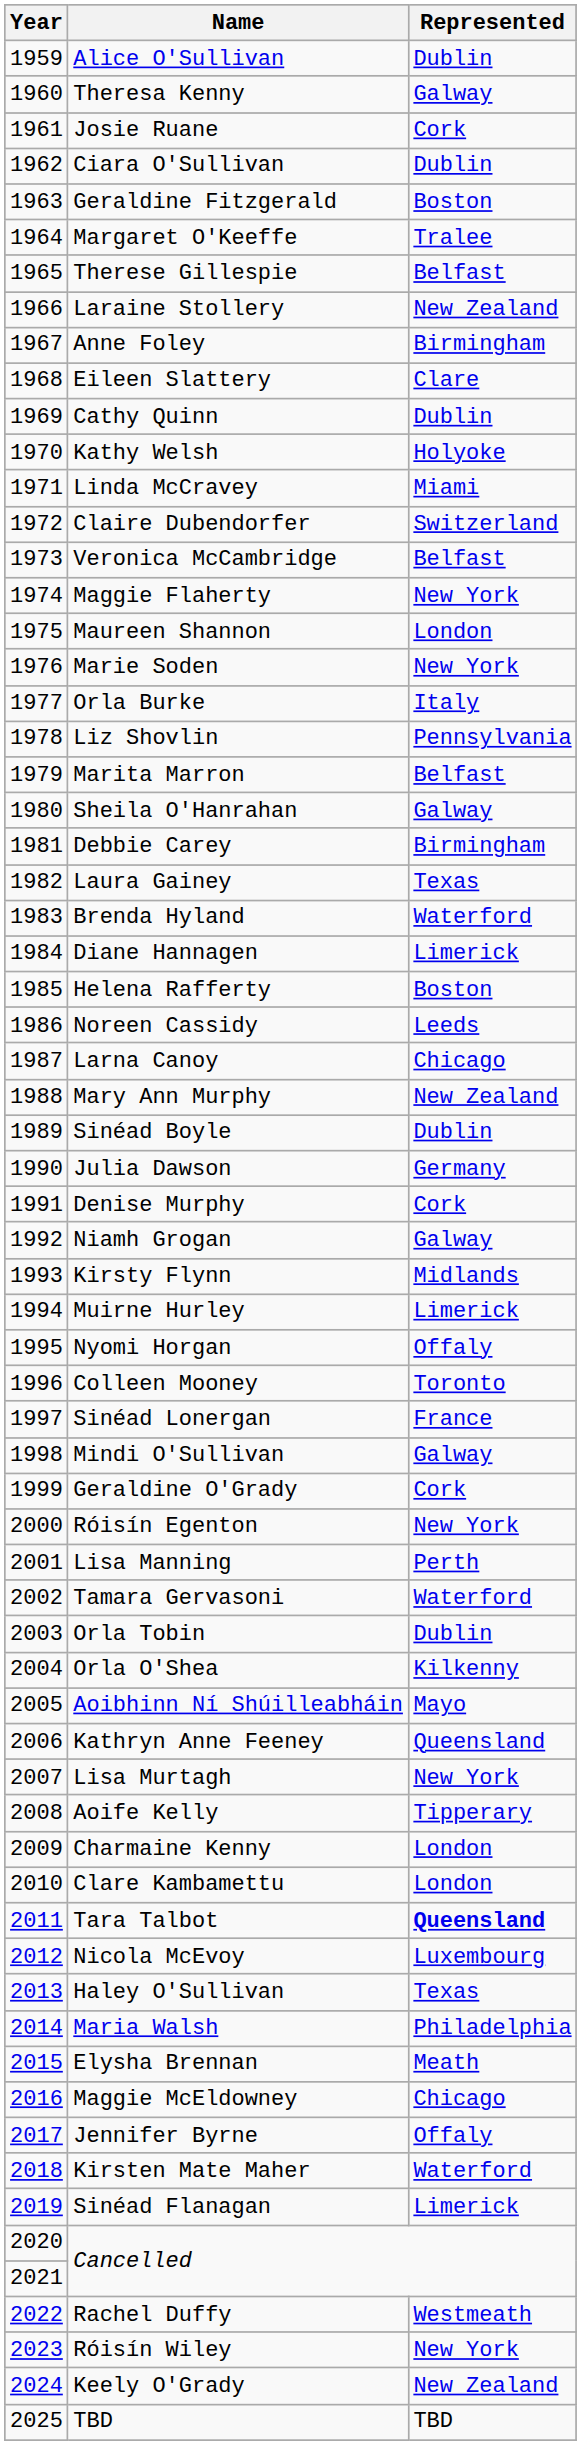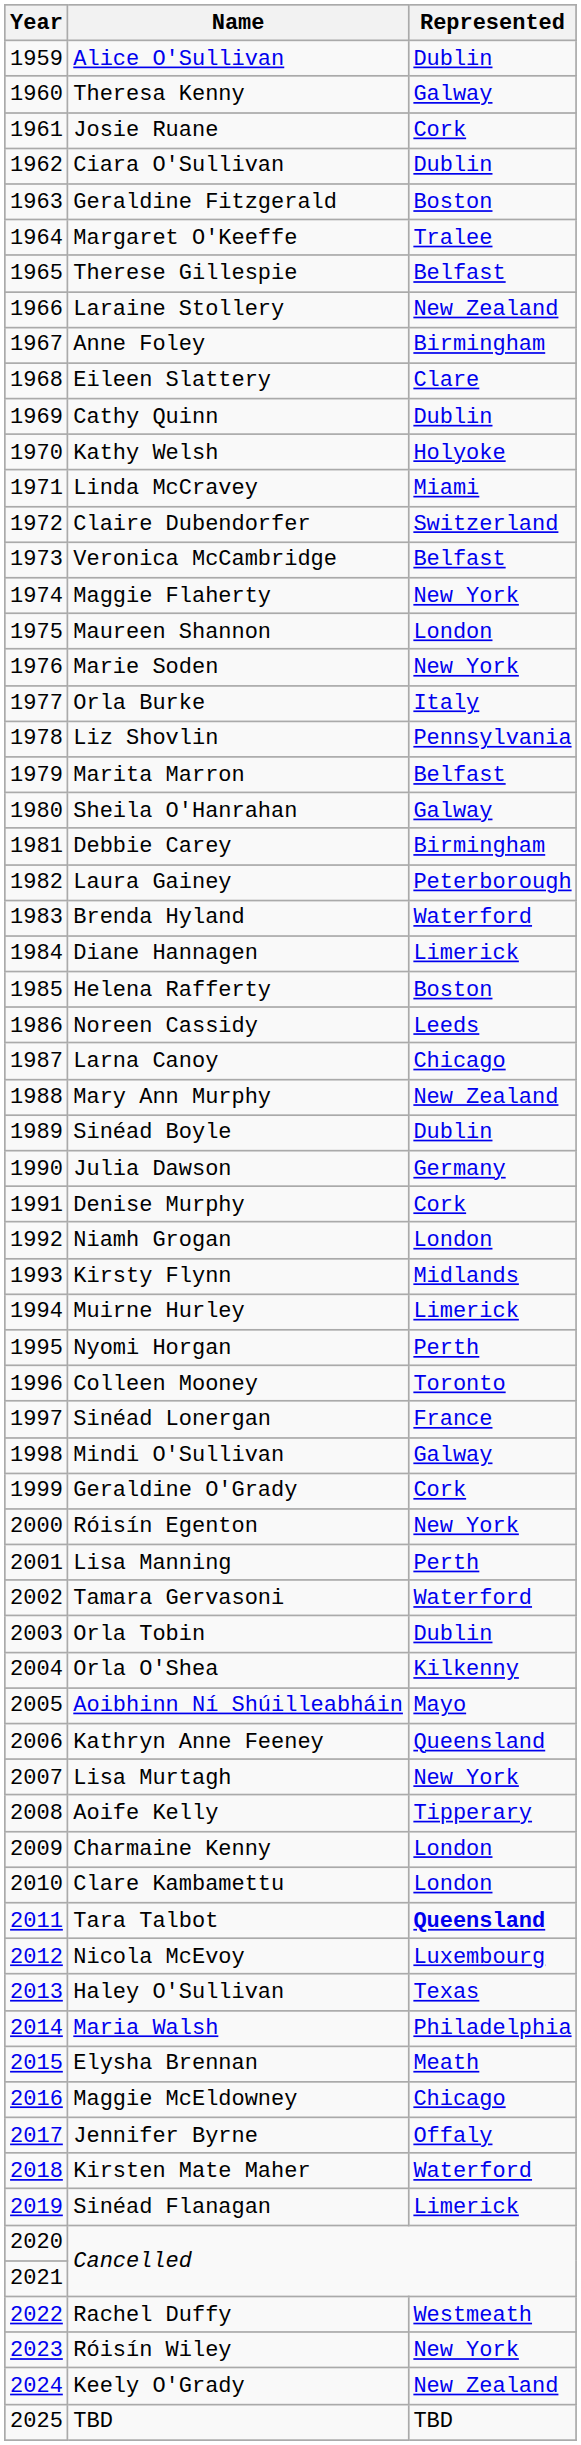(446, 882) Texas -> (492, 882) Peterborough
(453, 1240) Galway -> (453, 1240) London
(453, 1348) Offaly -> (446, 1348) Perth
